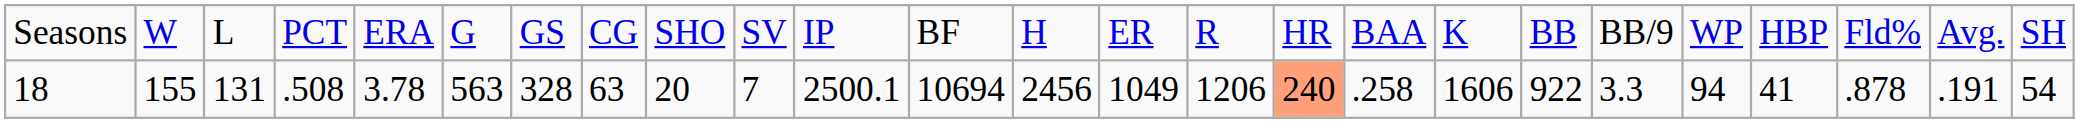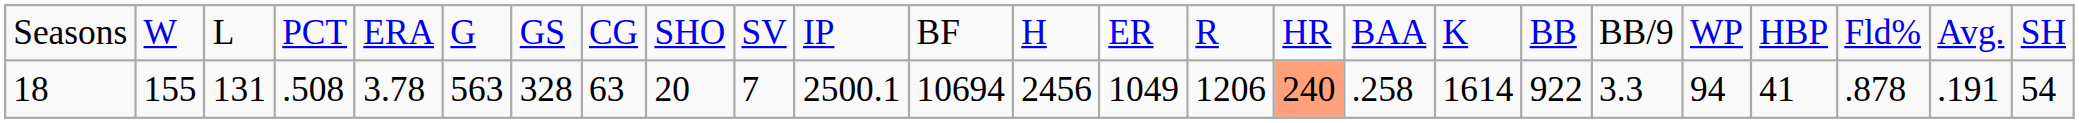(1478, 88) 1606 -> (1478, 88) 1614
